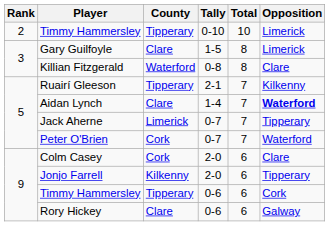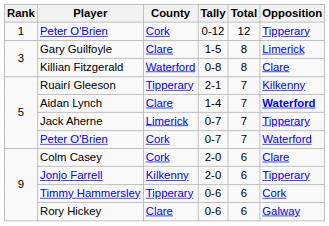+ row: (74, 31)
- row: (90, 31)
